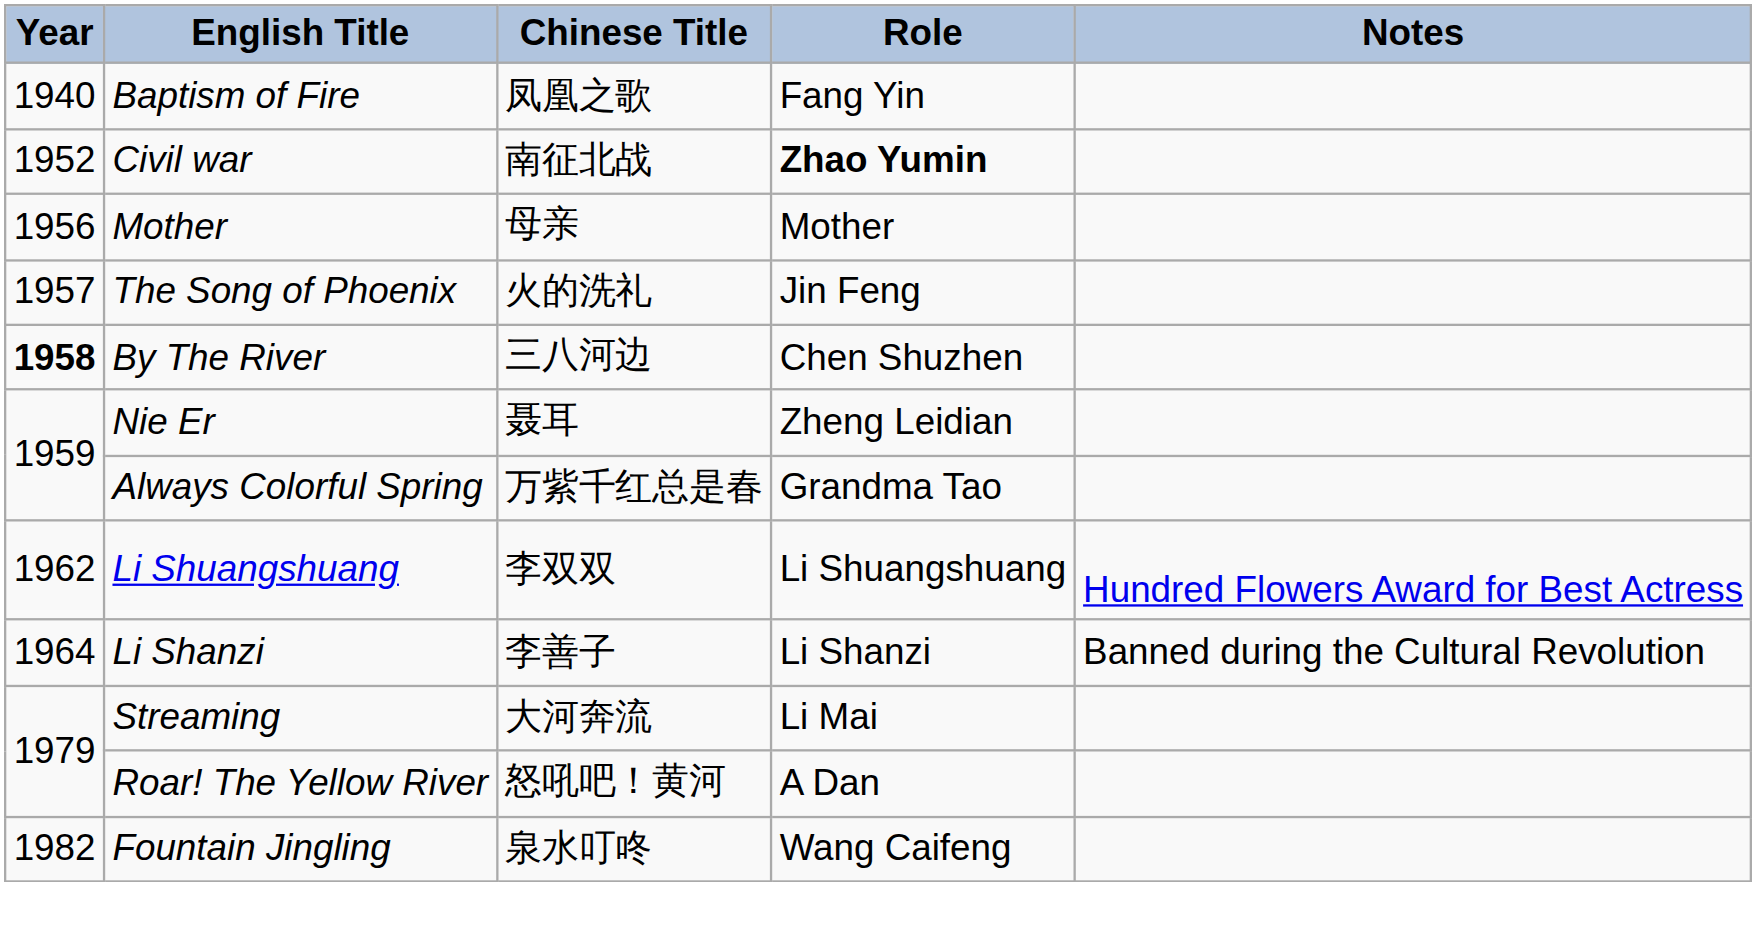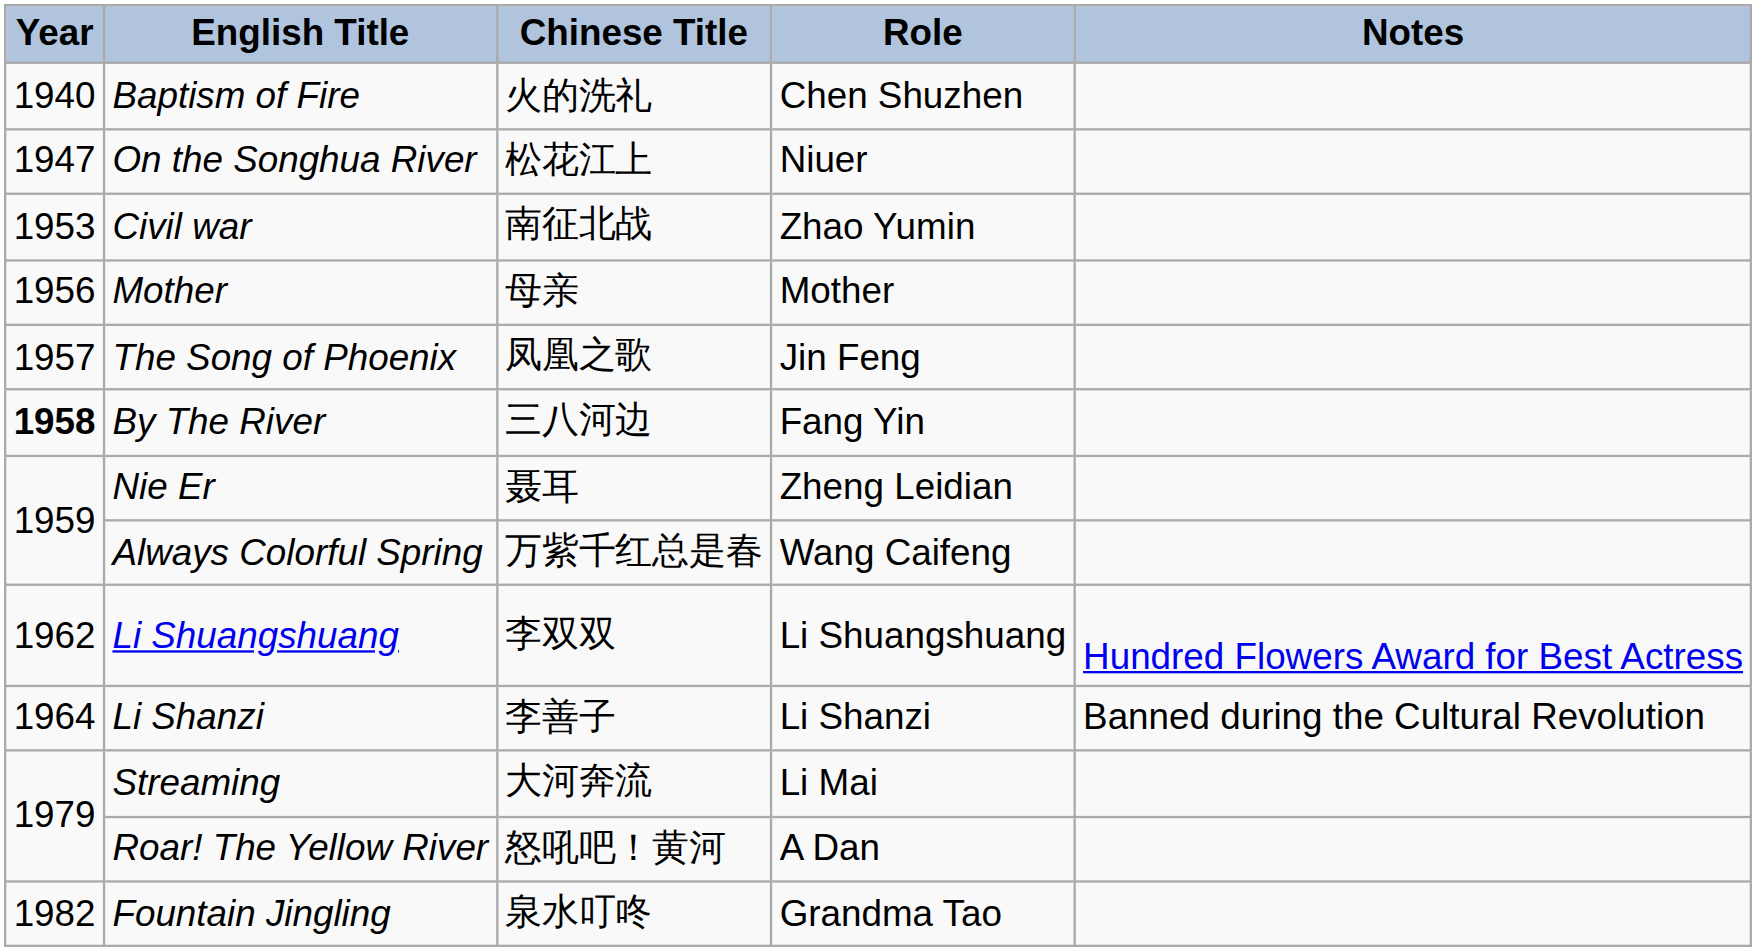(579, 94) 凤凰之歌 -> (579, 94) 火的洗礼
(852, 95) Fang Yin -> (901, 95) Chen Shuzhen
+ row: (295, 160)
(55, 160) 1952 -> (55, 226) 1953
(884, 160) bold -> (877, 226) normal
(579, 290) 火的洗礼 -> (579, 355) 凤凰之歌
(901, 356) Chen Shuzhen -> (852, 421) Fang Yin
(891, 487) Grandma Tao -> (896, 552) Wang Caifeng
(896, 847) Wang Caifeng -> (891, 913) Grandma Tao
